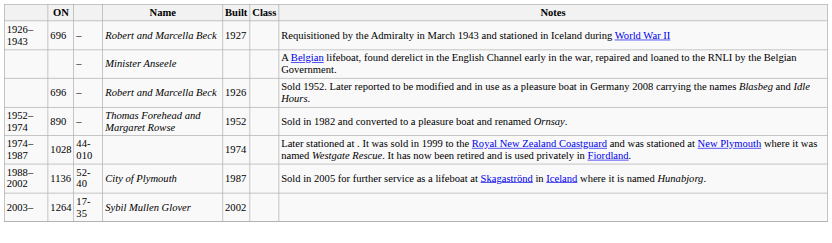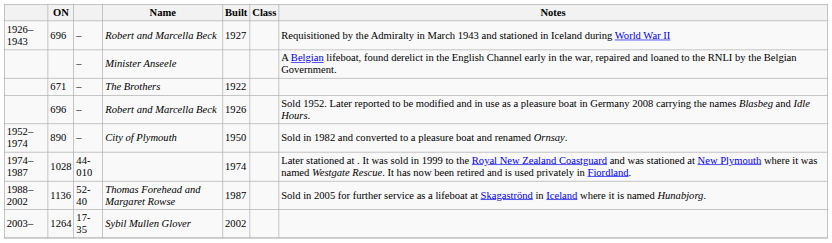+ row: (26, 87)
(153, 121) Thomas Forehead and Margaret Rowse -> (141, 138) City of Plymouth
(236, 121) 1952 -> (236, 138) 1950
(141, 178) City of Plymouth -> (153, 195) Thomas Forehead and Margaret Rowse
